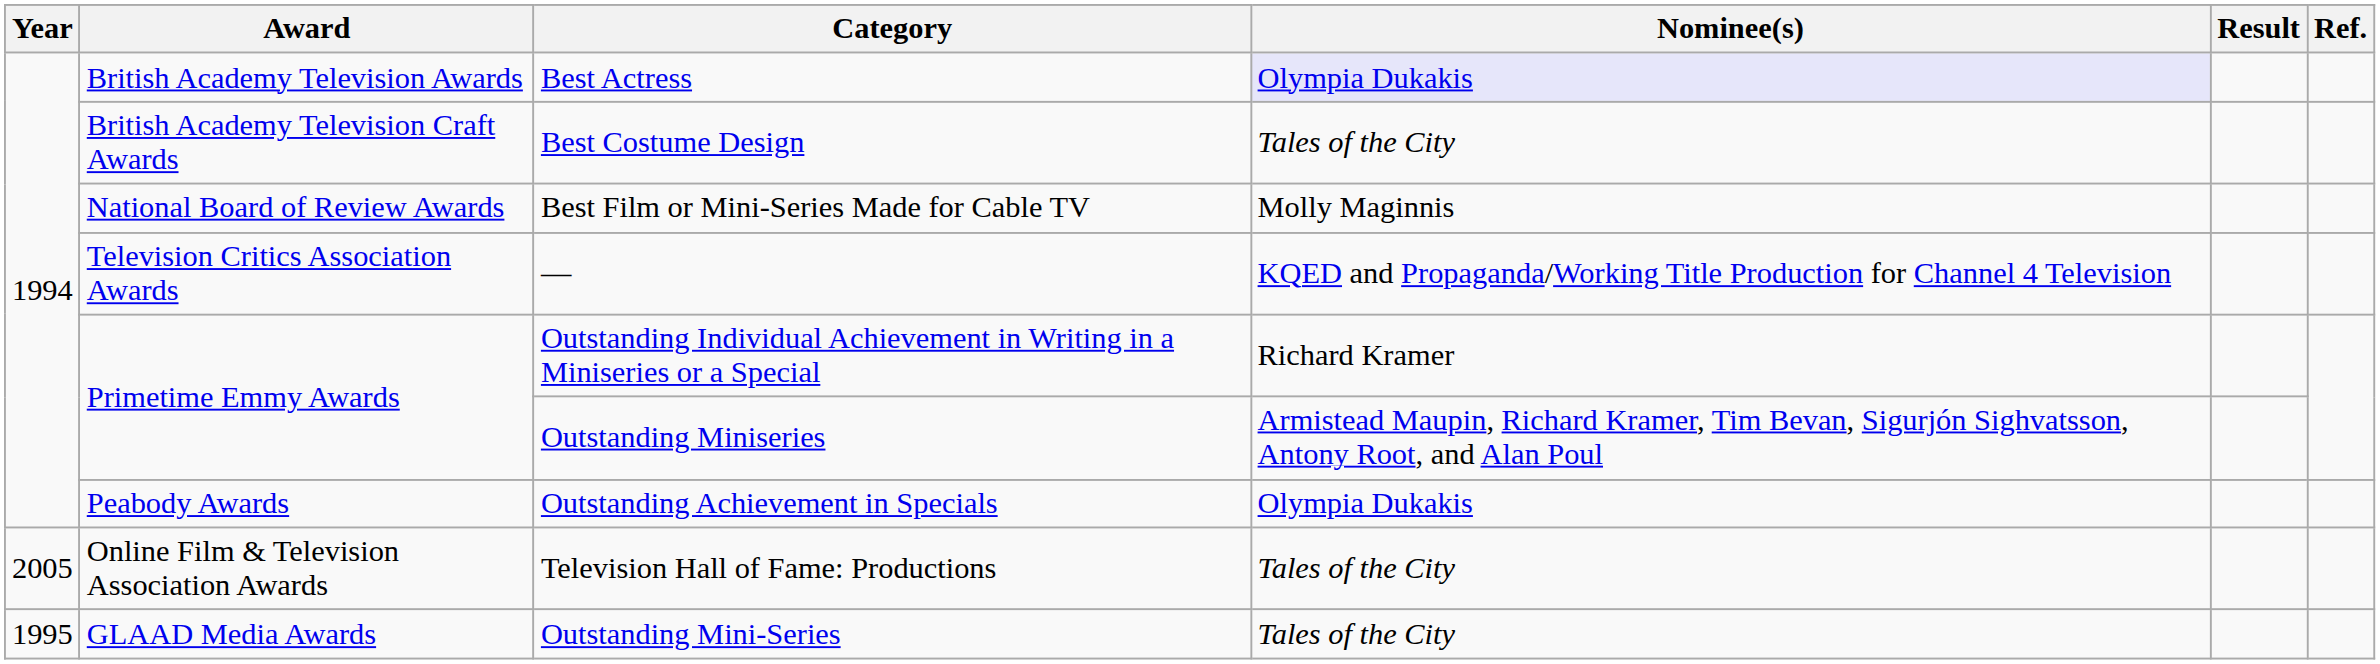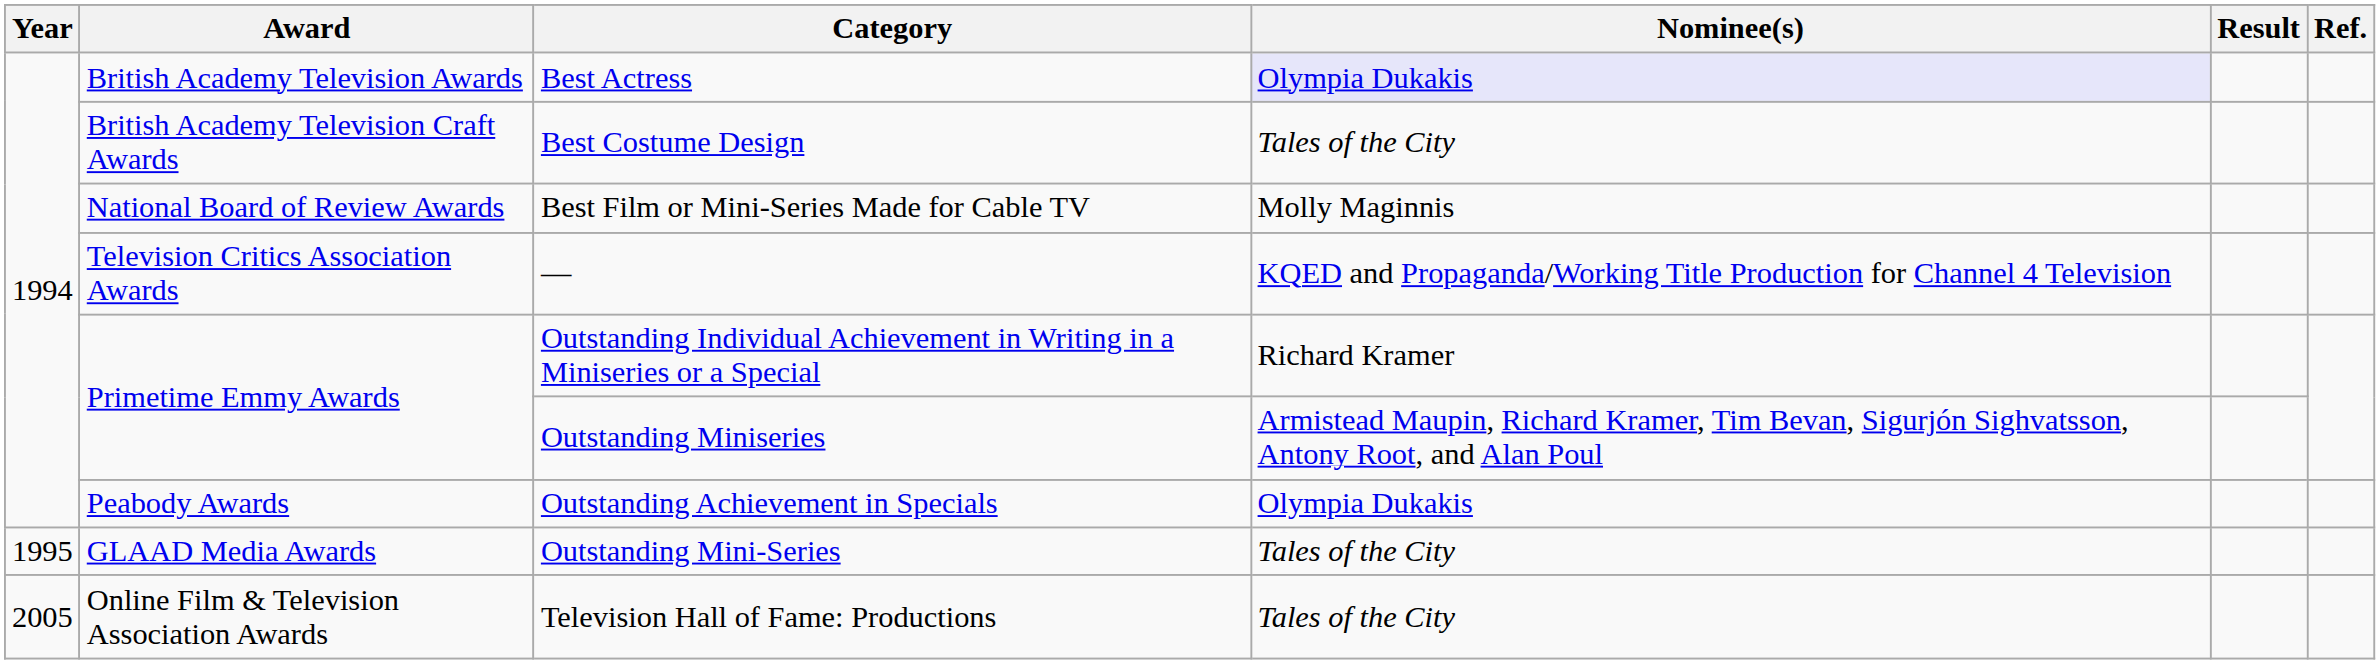rows swapped: (691, 633) <-> (769, 568)
